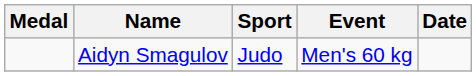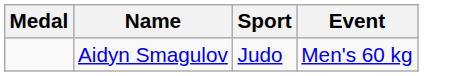- column: (445, 21)
